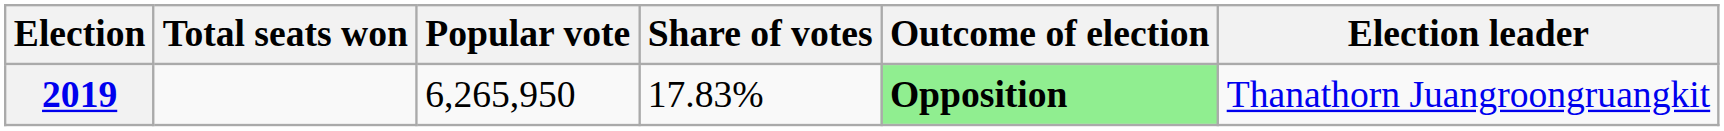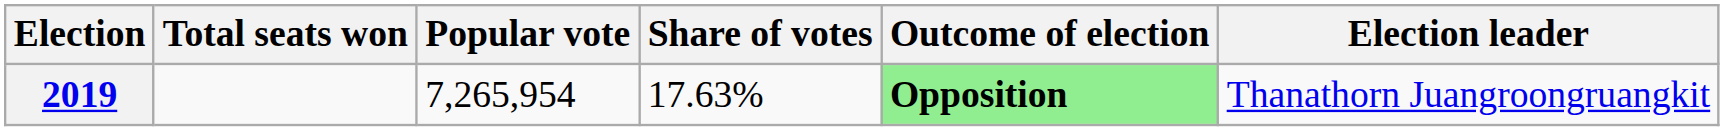(500, 93) 6,265,950 -> (500, 93) 7,265,954
(706, 93) 17.83% -> (706, 93) 17.63%
